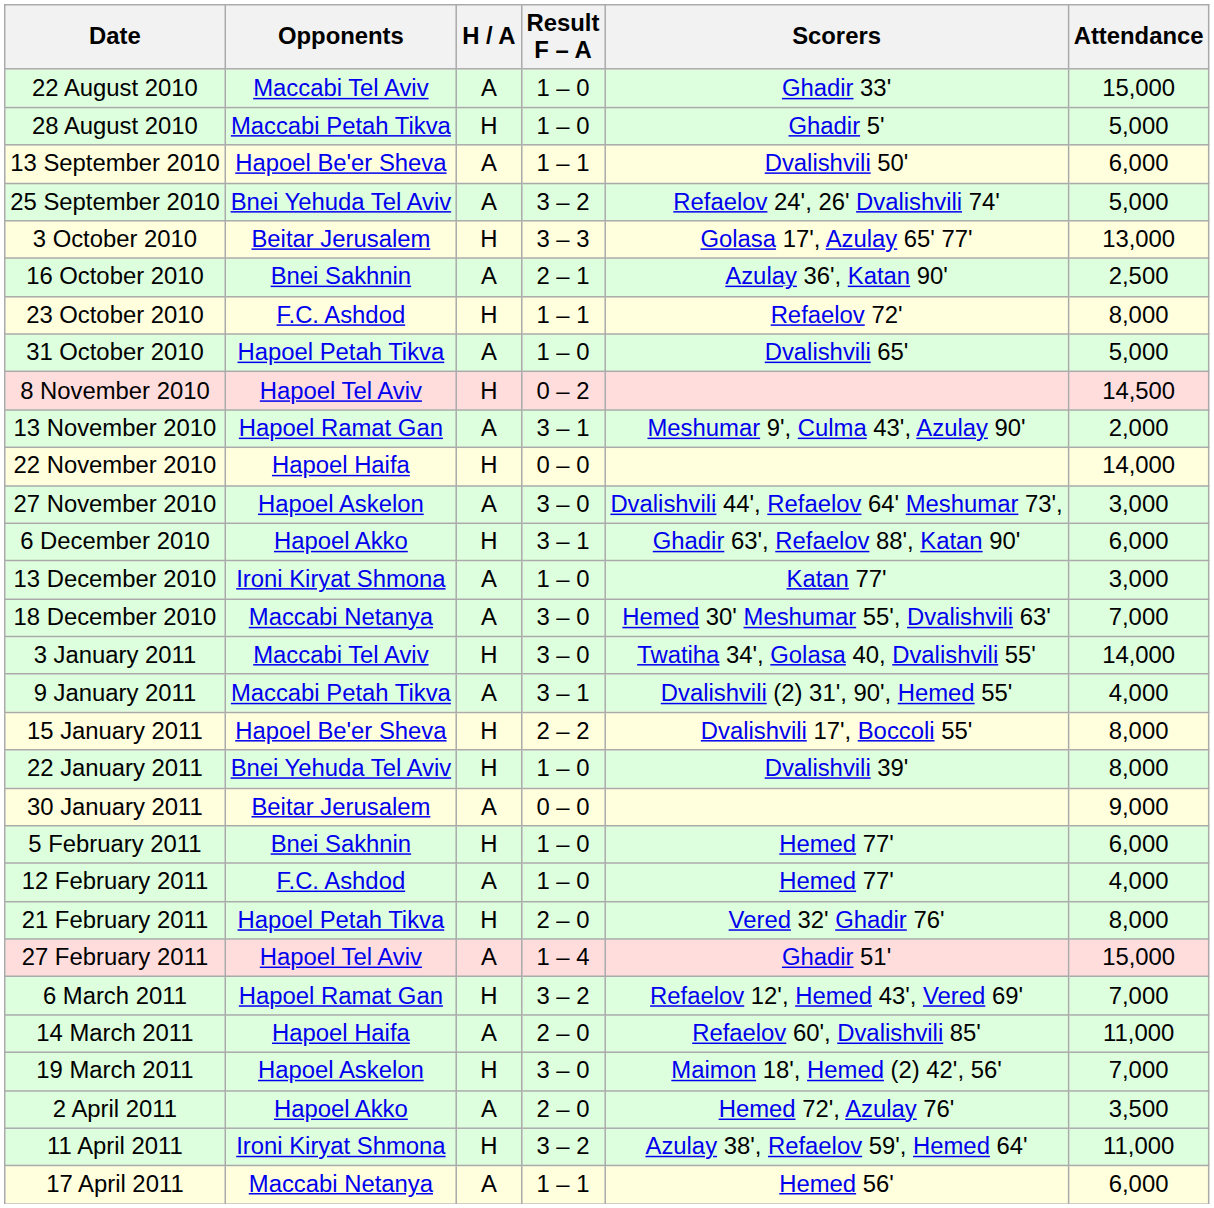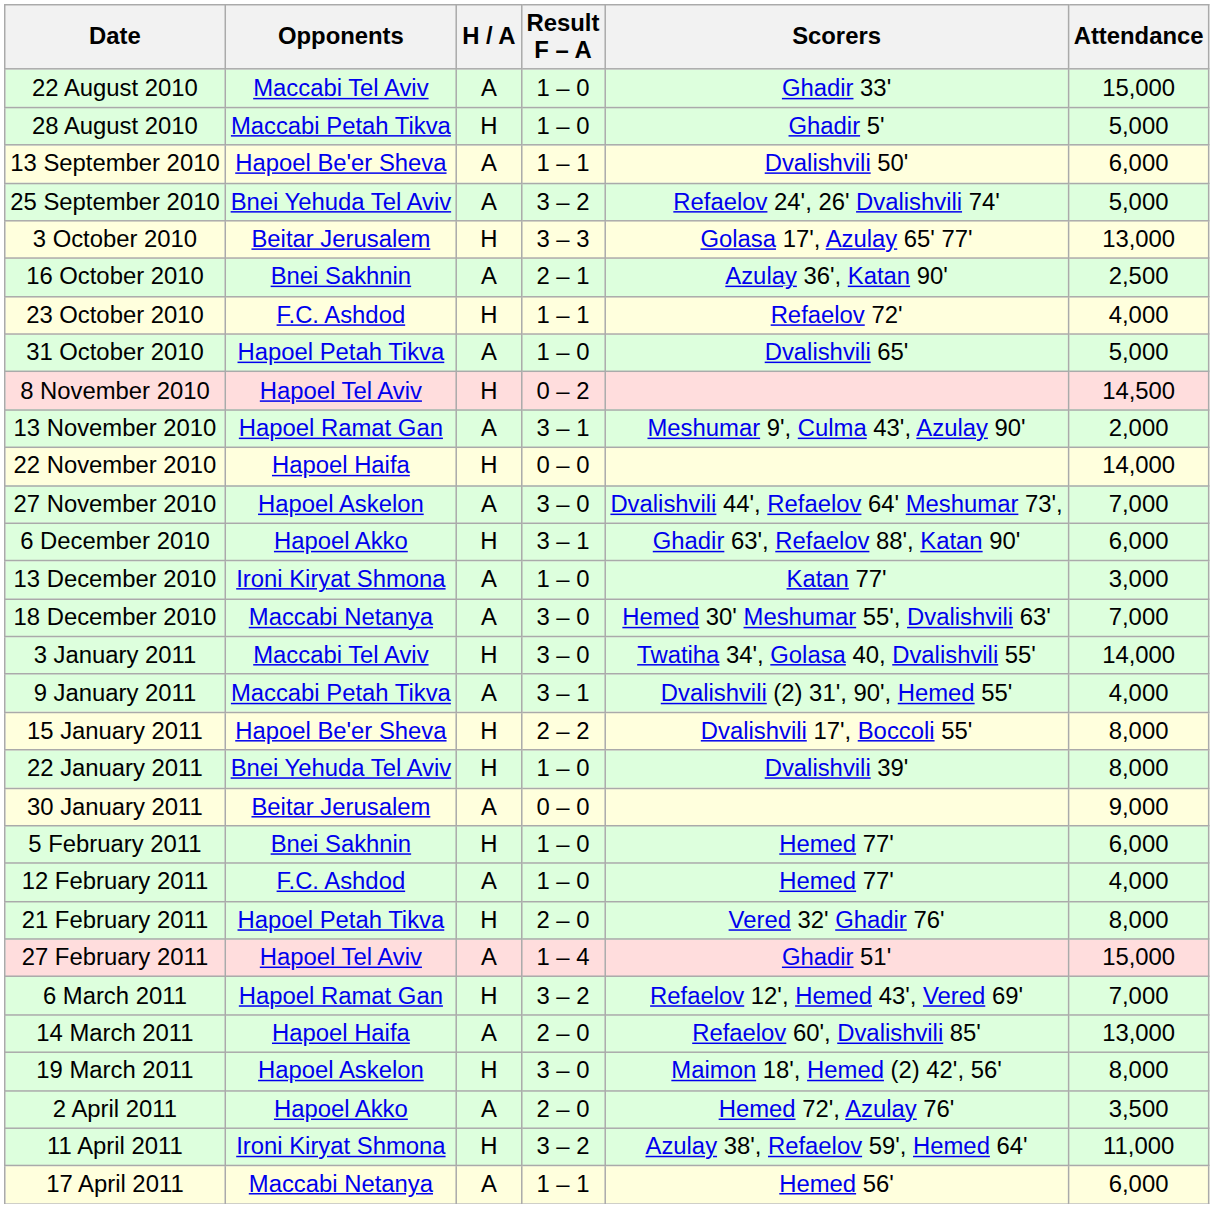(1139, 314) 8,000 -> (1139, 314) 4,000
(1139, 503) 3,000 -> (1139, 503) 7,000
(1139, 1033) 11,000 -> (1139, 1033) 13,000
(1139, 1071) 7,000 -> (1139, 1071) 8,000
